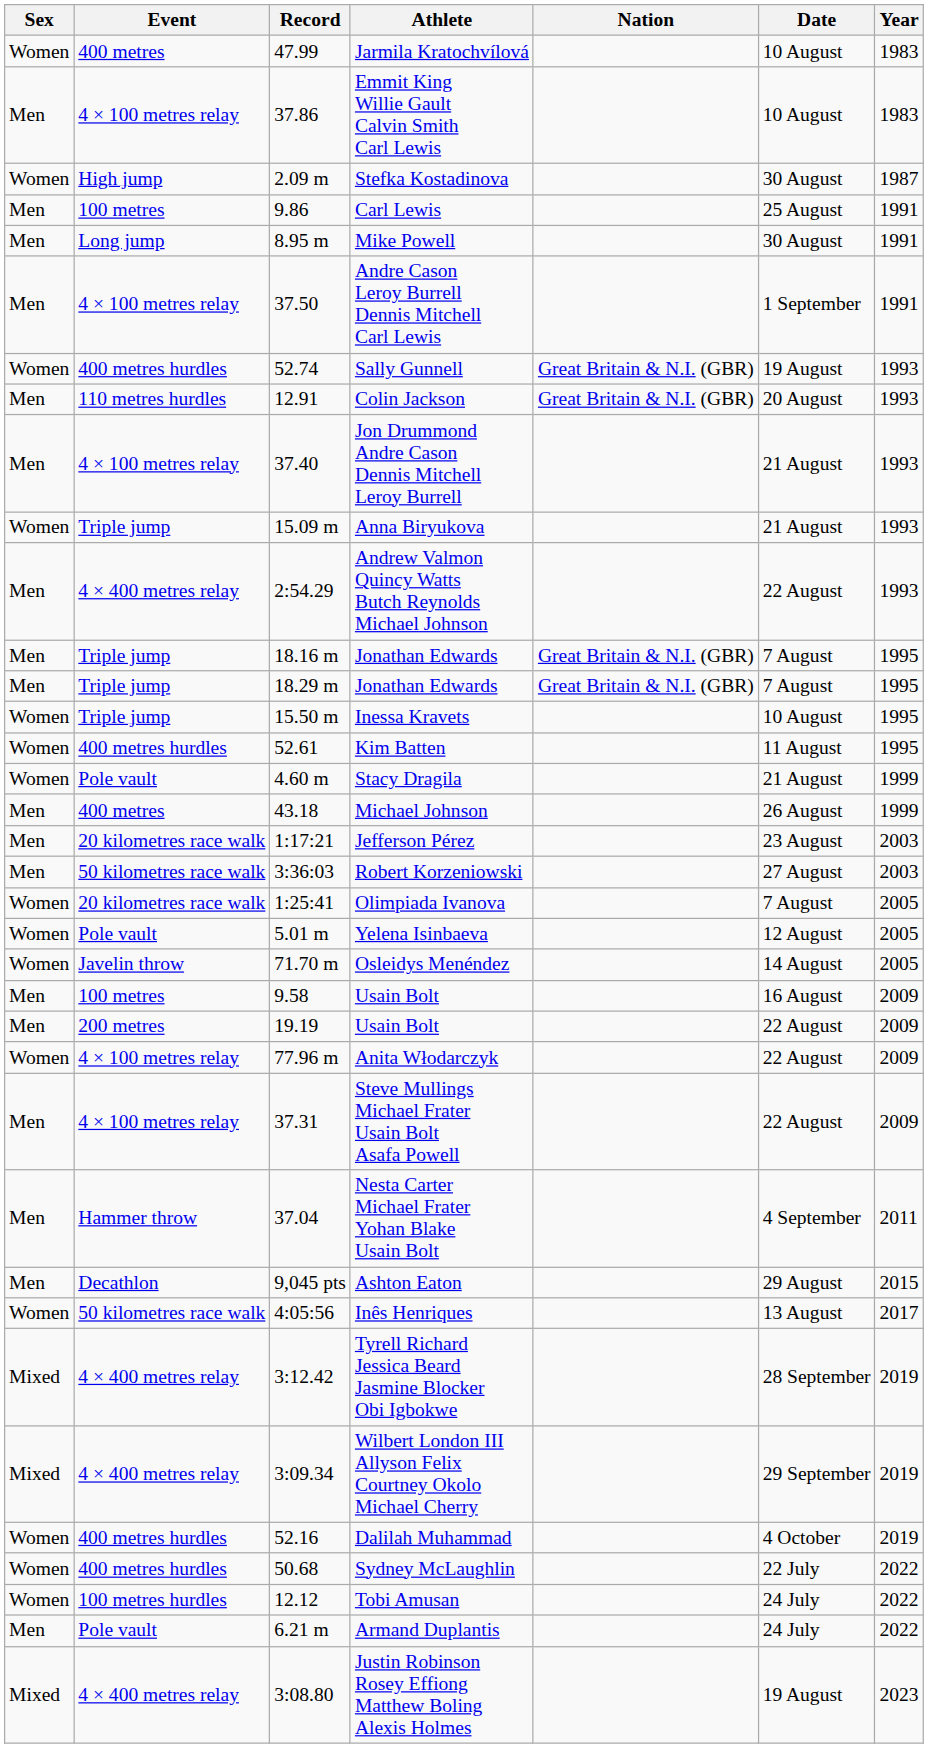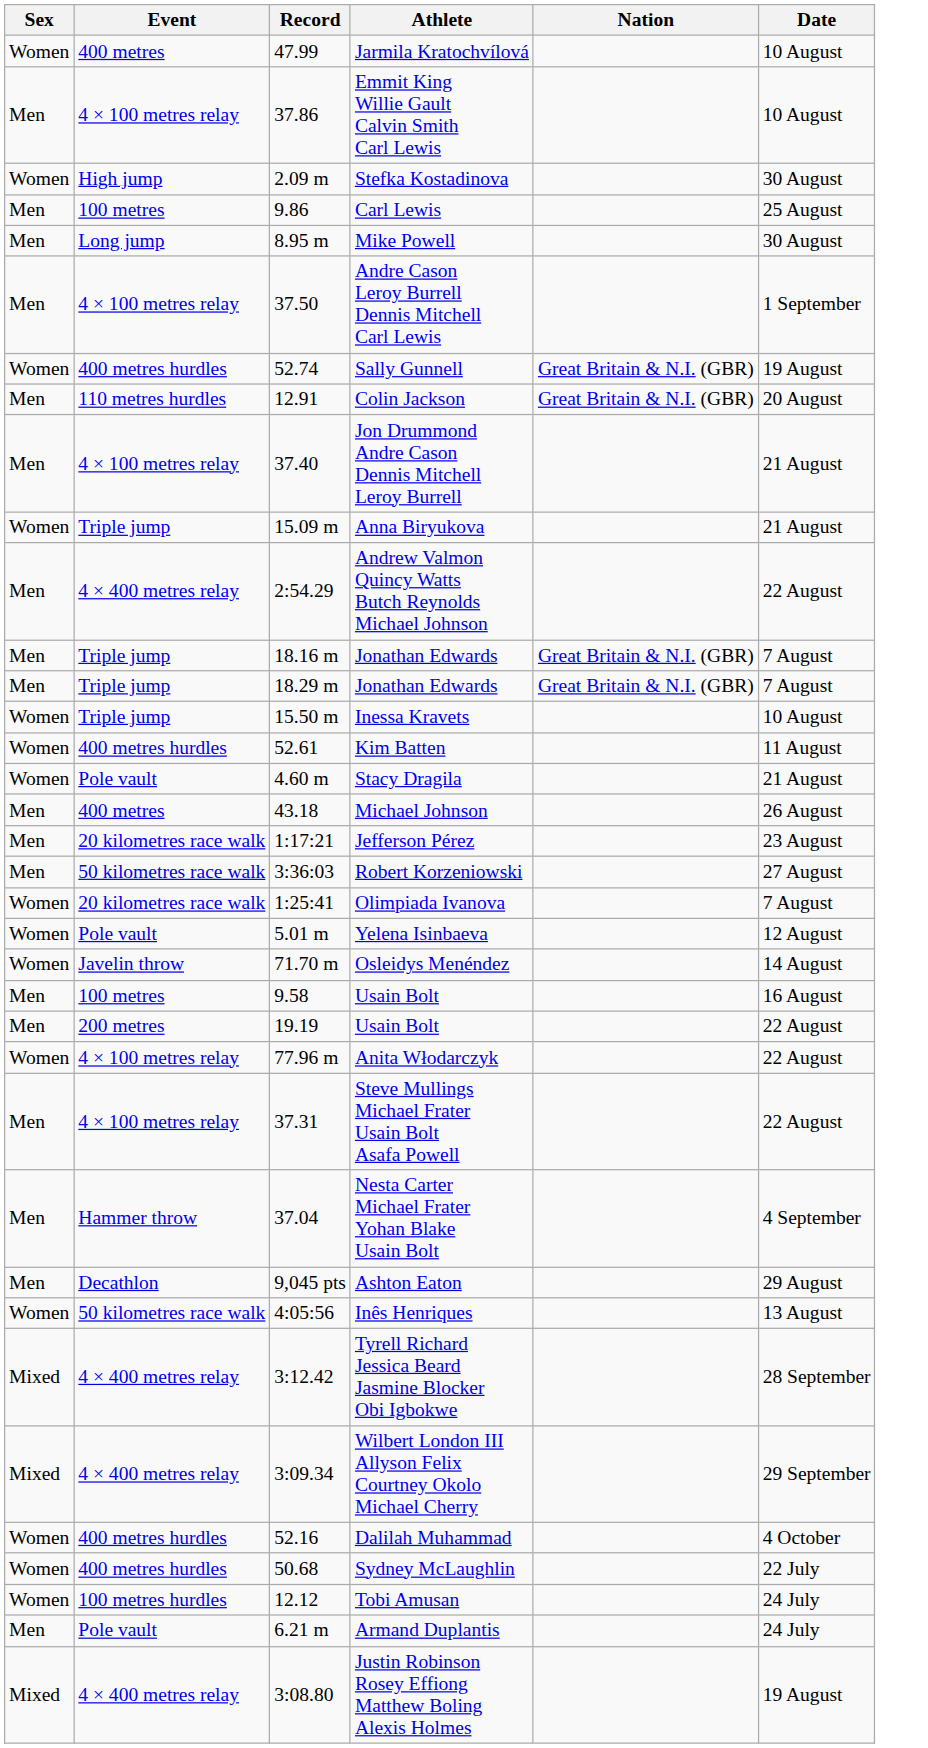- column: (899, 19)
